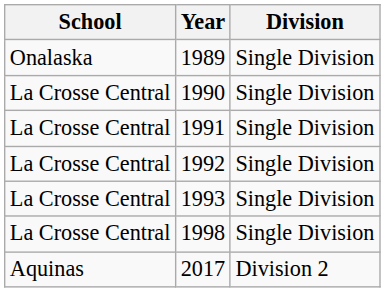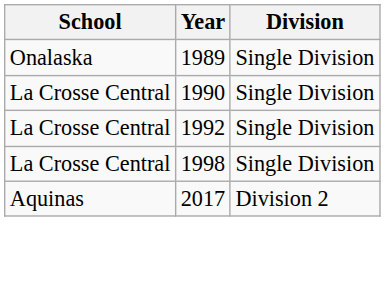- row: (203, 127)
- row: (203, 198)
